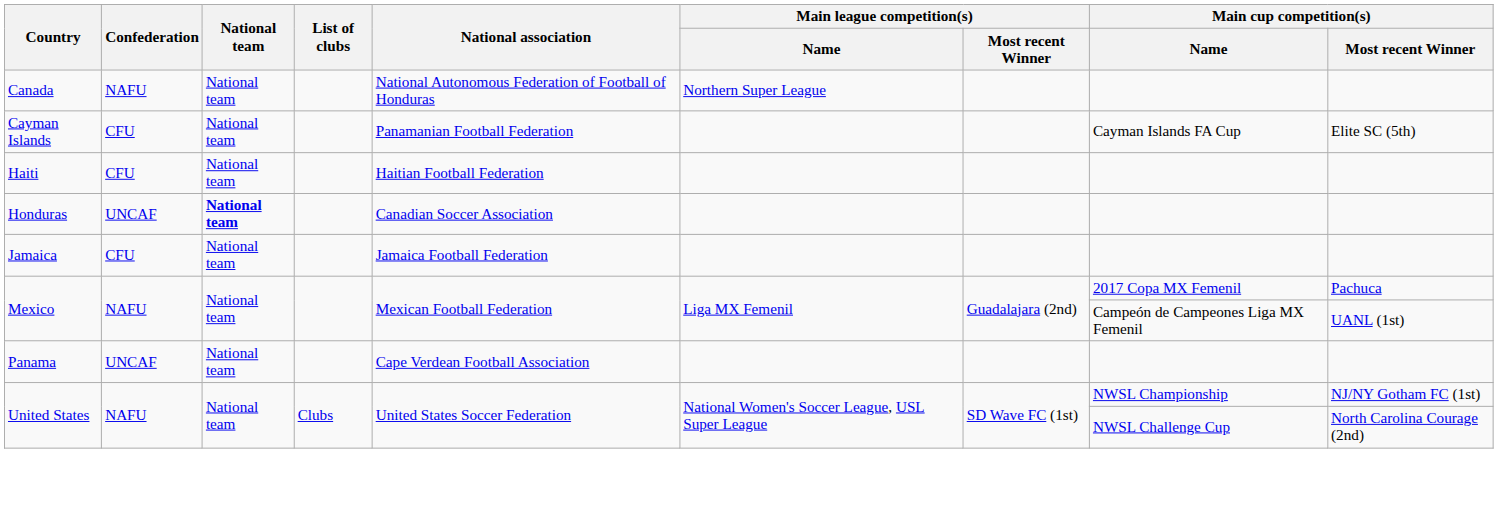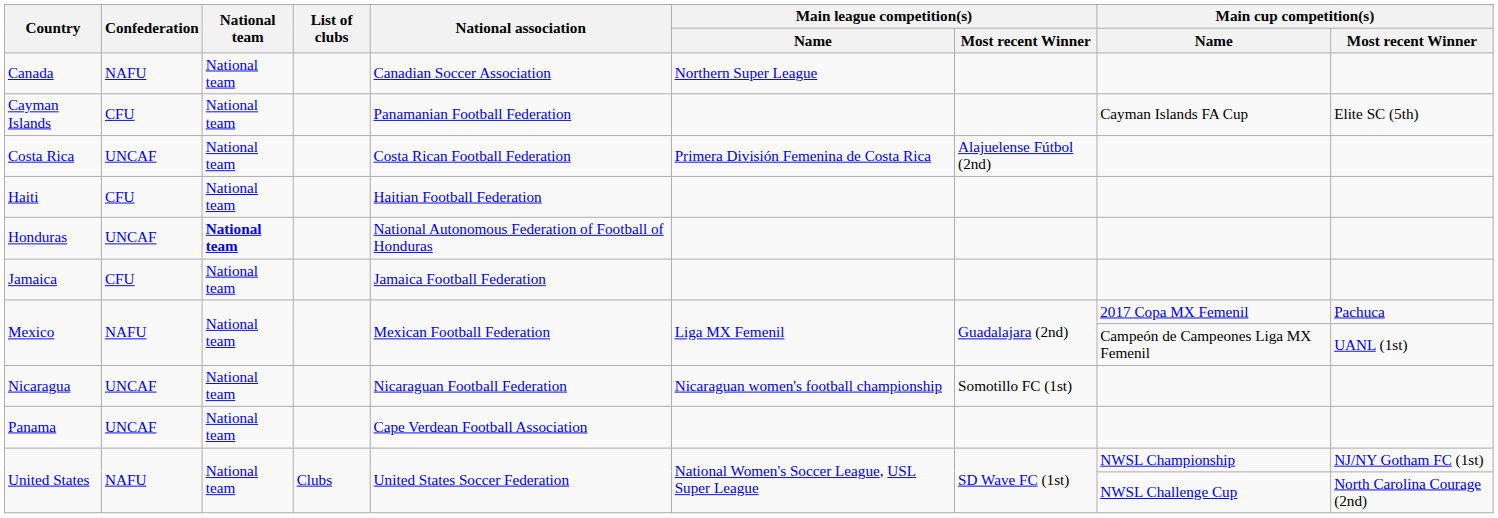(521, 90) National Autonomous Federation of Football of Honduras -> (462, 73) Canadian Soccer Association
+ row: (41, 155)
(464, 214) Canadian Soccer Association -> (519, 238) National Autonomous Federation of Football of Honduras
+ row: (39, 385)
